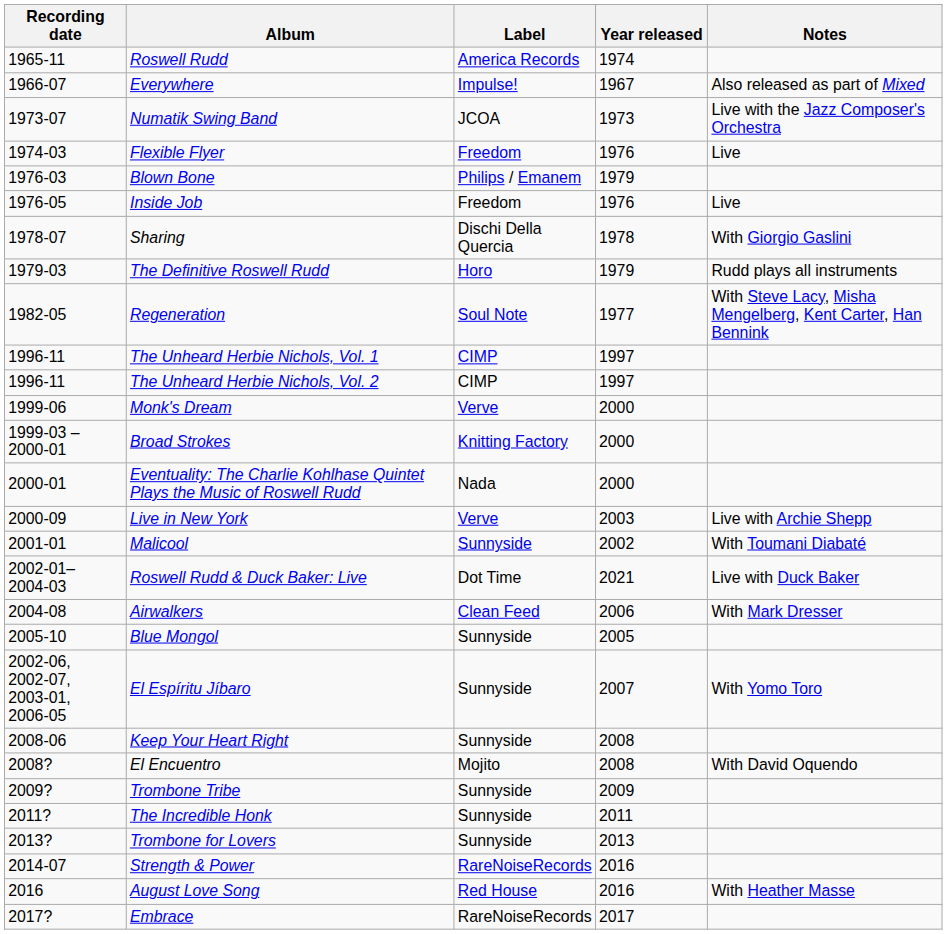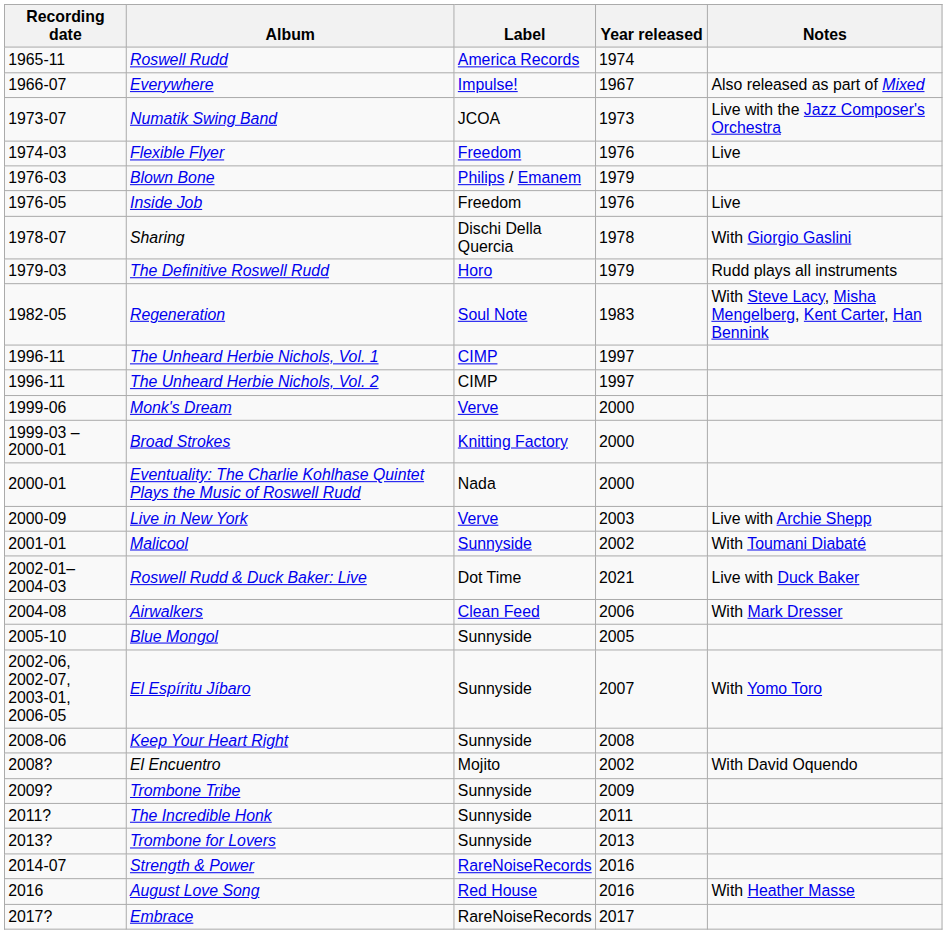(617, 314) 1977 -> (617, 314) 1983
(617, 765) 2008 -> (617, 765) 2002
